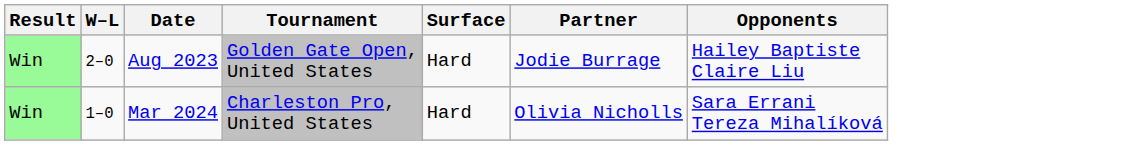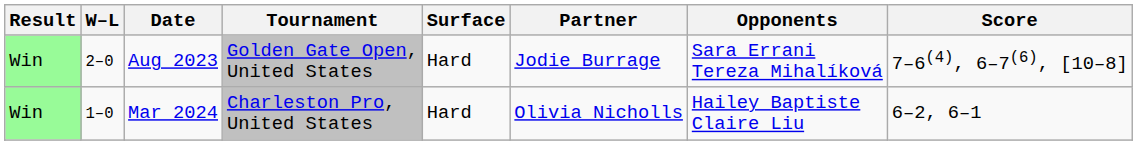+ column: (1010, 20)
(776, 61) Hailey Baptiste Claire Liu -> (787, 61) Sara Errani Tereza Mihalíková
(787, 113) Sara Errani Tereza Mihalíková -> (776, 113) Hailey Baptiste Claire Liu
